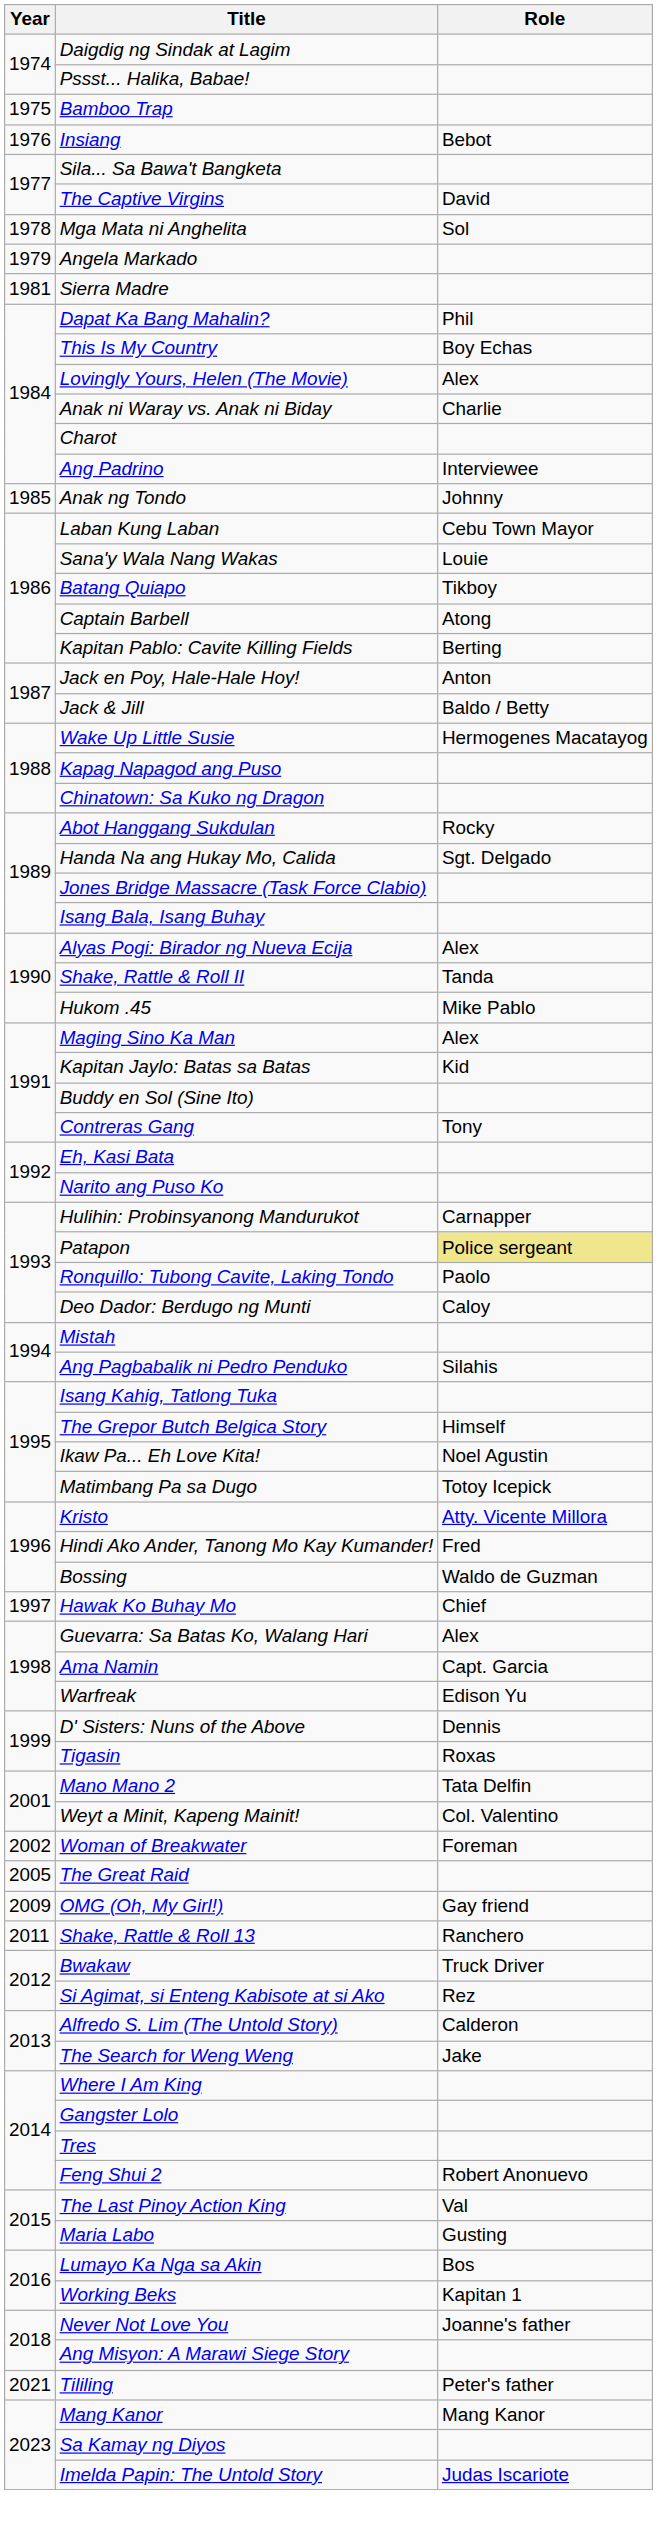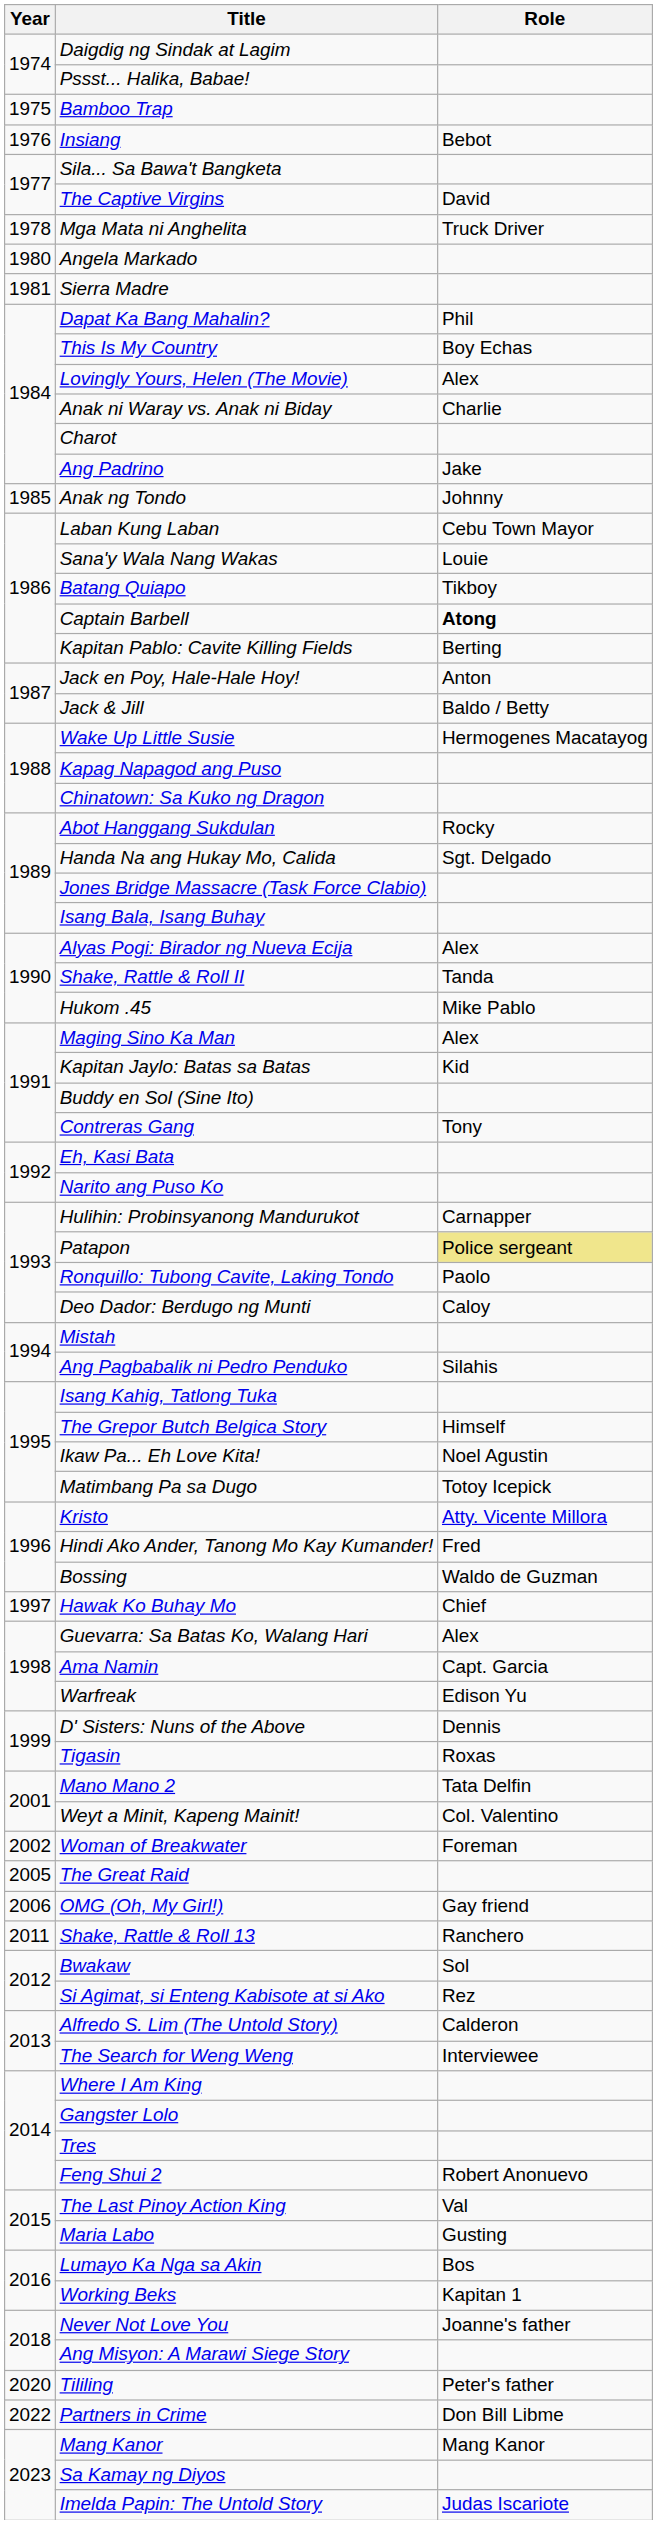(456, 229) Sol -> (493, 229) Truck Driver
(30, 259) 1979 -> (30, 259) 1980
(490, 468) Interviewee -> (462, 468) Jake
(467, 618) normal -> (469, 618) bold
(30, 1905) 2009 -> (30, 1905) 2006
(493, 1965) Truck Driver -> (456, 1965) Sol
(462, 2055) Jake -> (490, 2055) Interviewee
(30, 2384) 2021 -> (30, 2384) 2020
+ row: (133, 2414)
